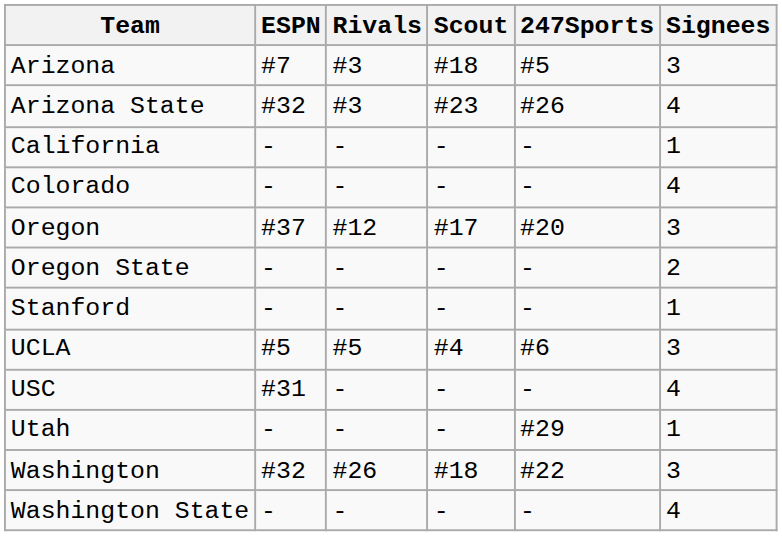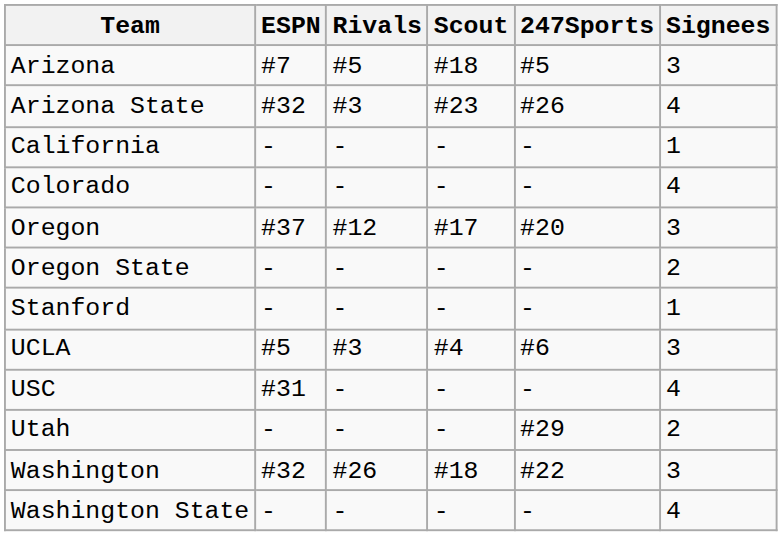(347, 66) #3 -> (347, 66) #5
(347, 349) #5 -> (347, 349) #3
(674, 430) 1 -> (674, 430) 2
